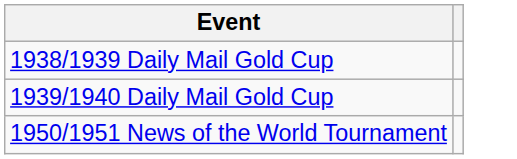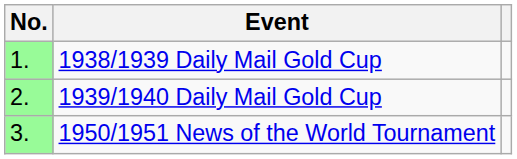+ column: (29, 23)
